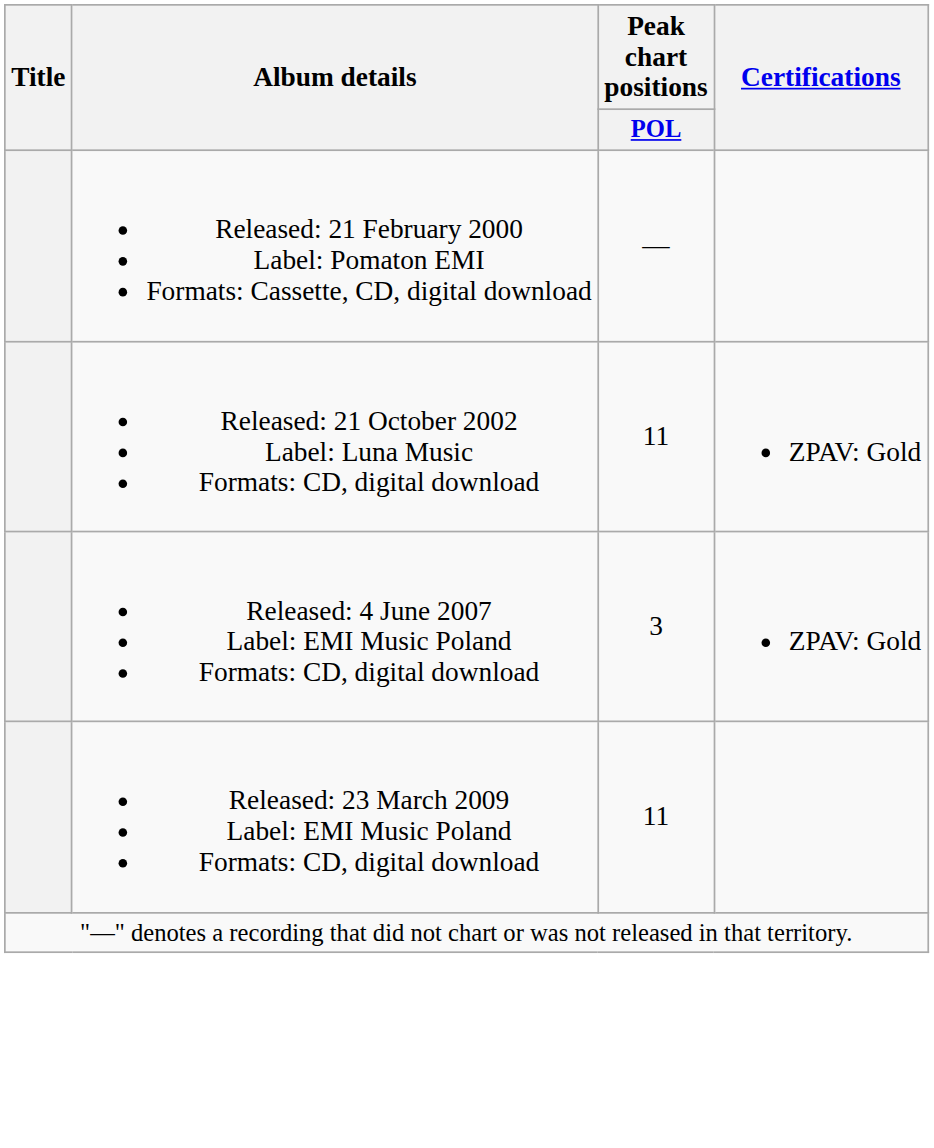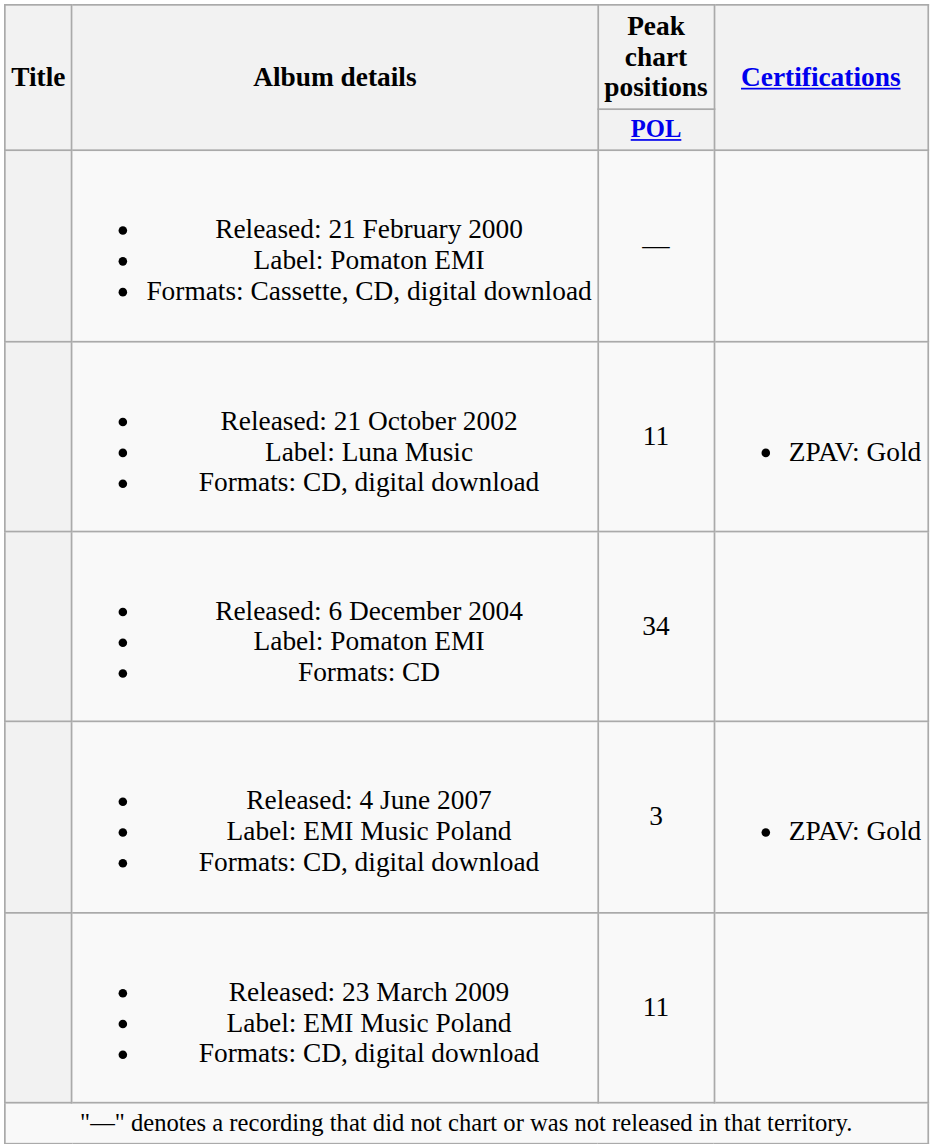+ row: (335, 642)
